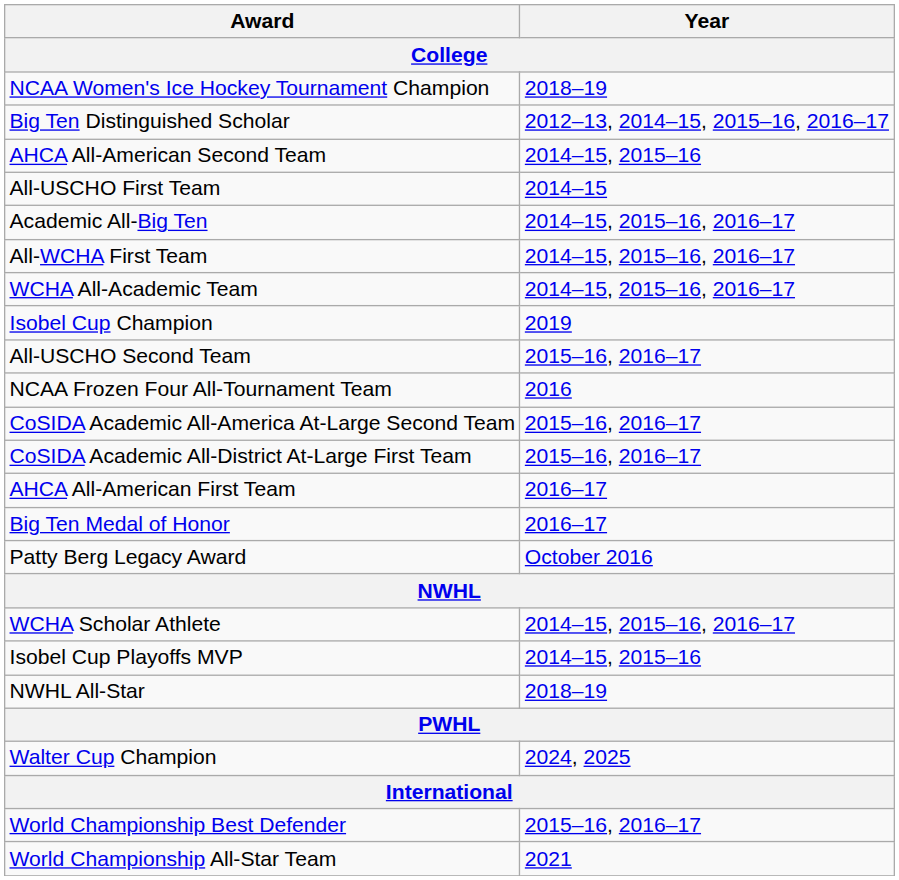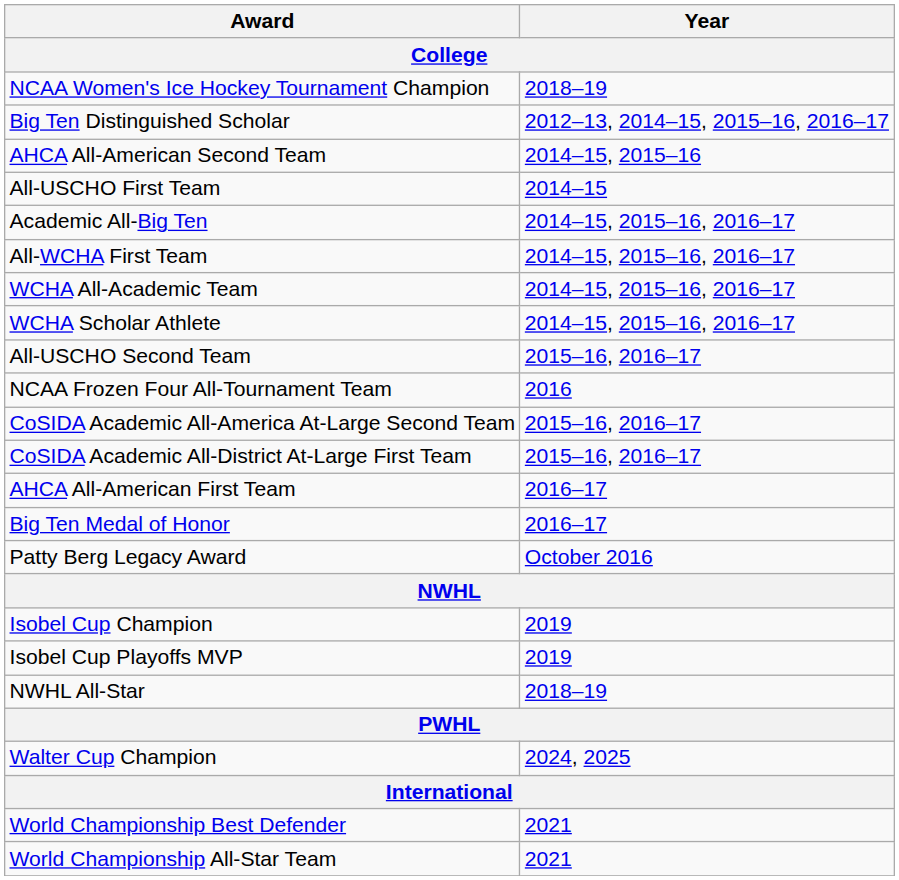rows swapped: (115, 624) <-> (111, 322)
(613, 657) 2014–15, 2015–16 -> (548, 657) 2019
(613, 825) 2015–16, 2016–17 -> (548, 825) 2021
